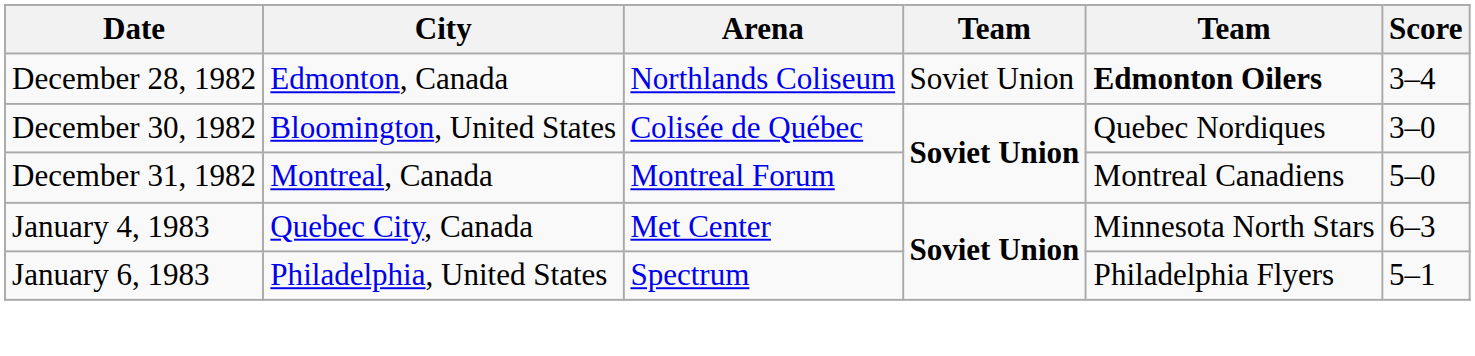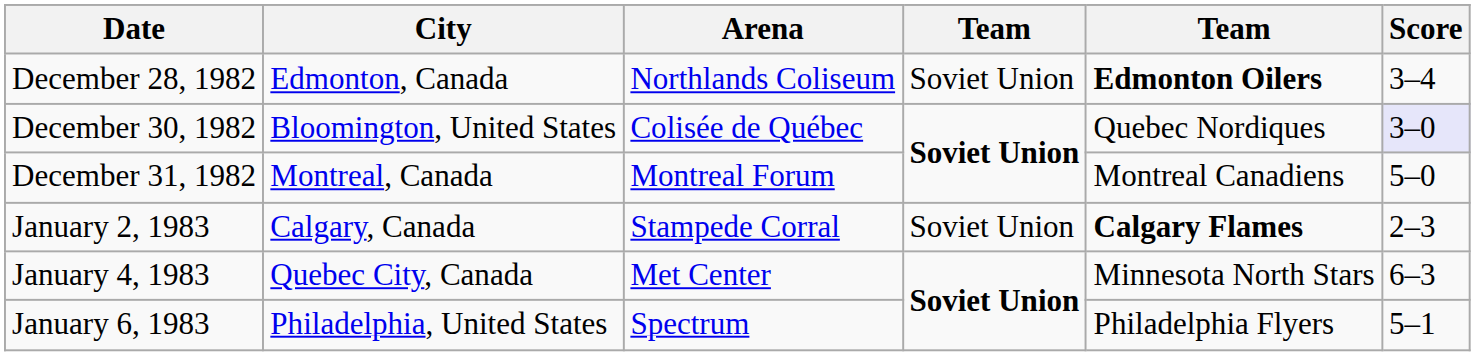(1412, 127) no background -> (1412, 127) lavender background
+ row: (111, 226)
